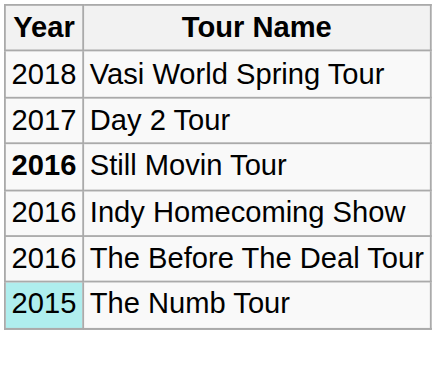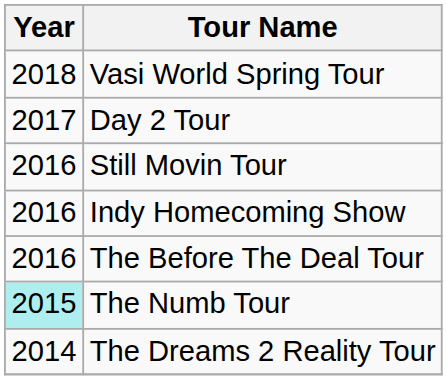(44, 166) bold -> (44, 166) normal
+ row: (263, 350)
